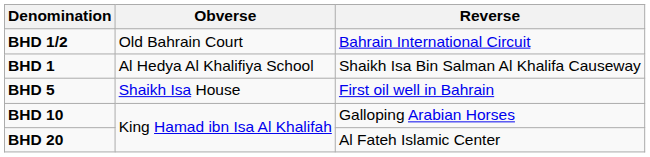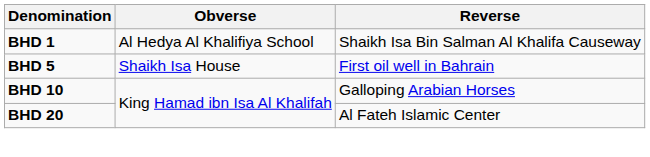- row: (38, 41)
